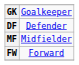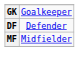- row: (12, 53)
